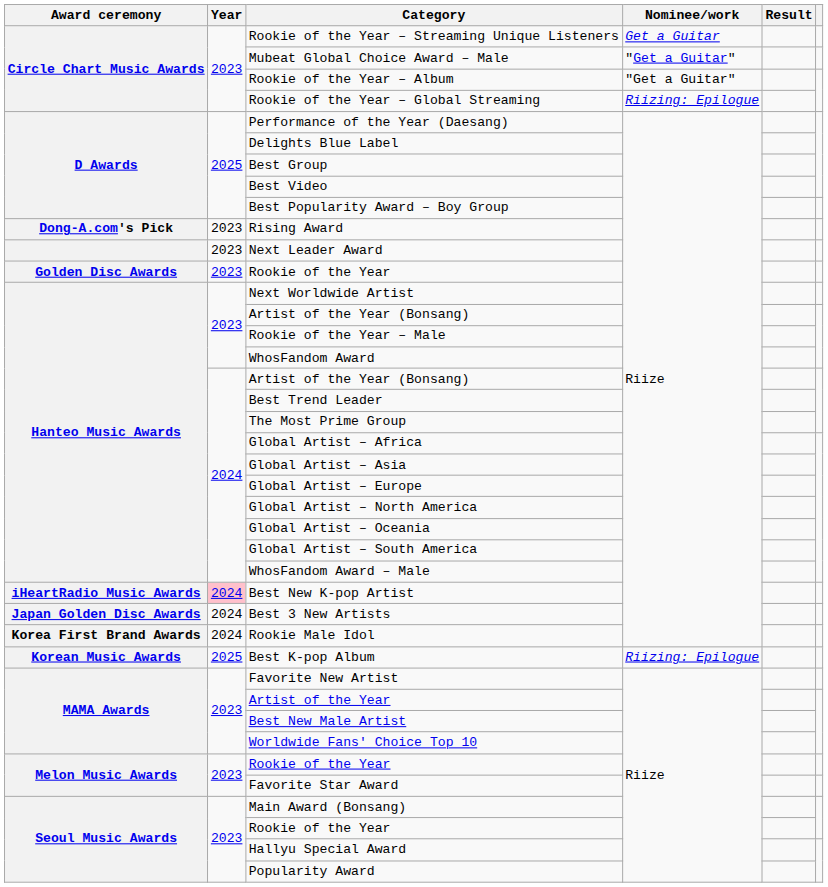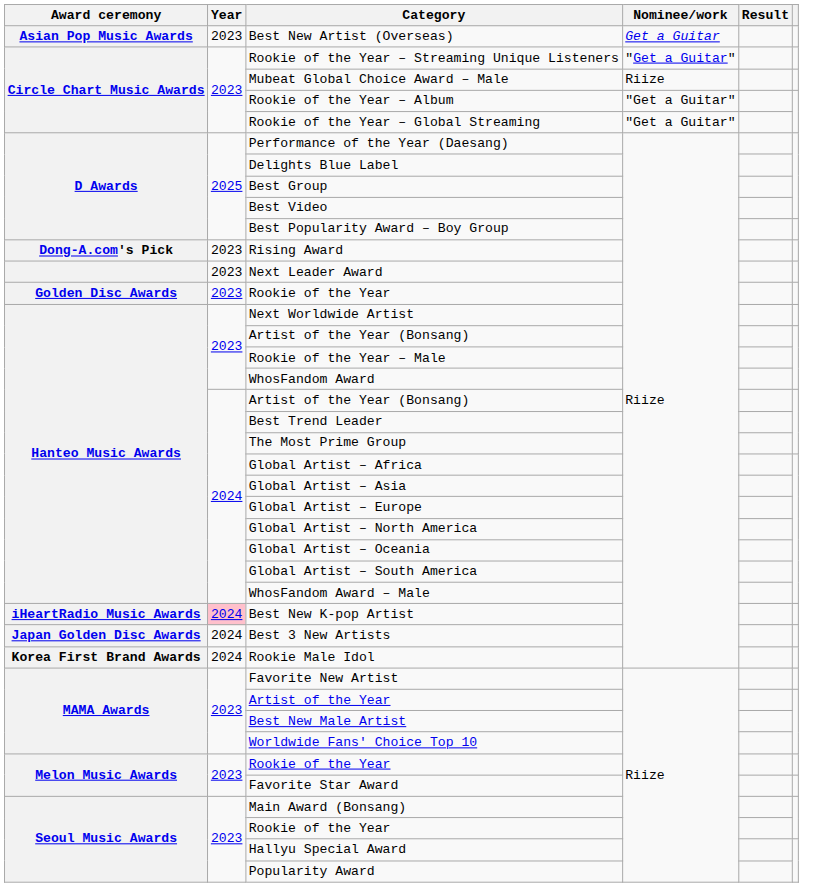+ row: (106, 37)
(673, 37) Get a Guitar -> (680, 58) "Get a Guitar"
(680, 58) "Get a Guitar" -> (645, 79) Riize
(692, 101) Riizing: Epilogue -> (680, 122) "Get a Guitar"
- row: (106, 657)
